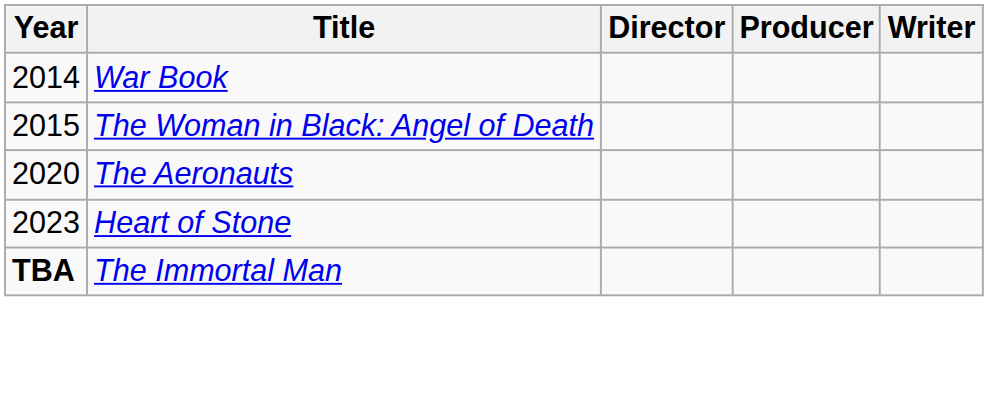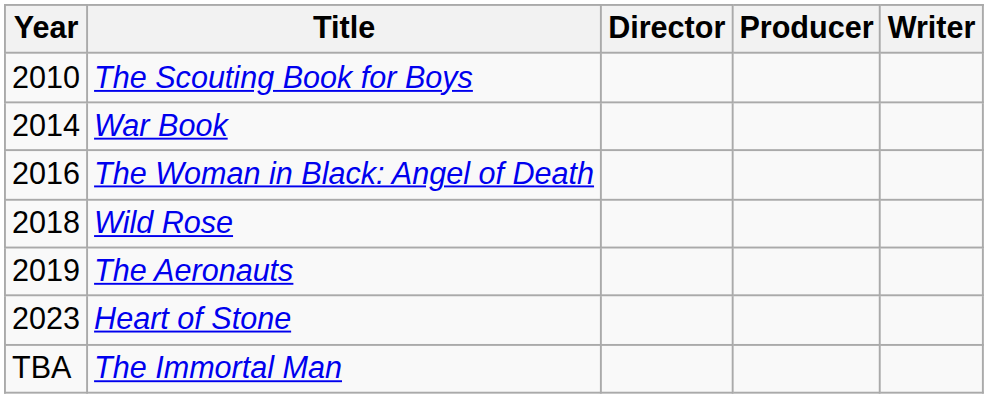+ row: (283, 77)
(46, 125) 2015 -> (46, 174) 2016
+ row: (164, 222)
(46, 174) 2020 -> (46, 271) 2019
(43, 271) bold -> (42, 367) normal
